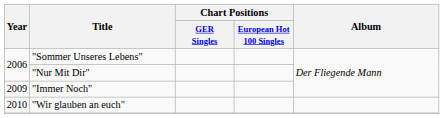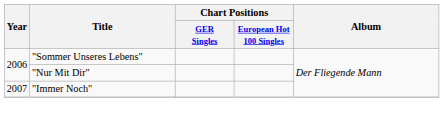(17, 89) 2009 -> (17, 89) 2007
- row: (78, 105)
